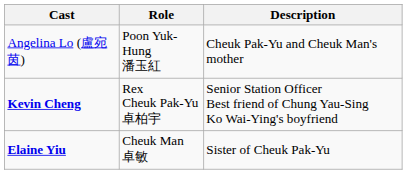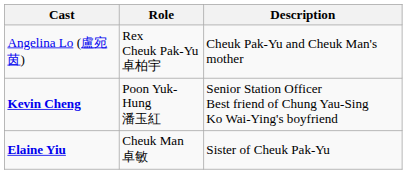(150, 50) Poon Yuk-Hung 潘玉紅 -> (160, 50) Rex Cheuk Pak-Yu 卓柏宇
(160, 103) Rex Cheuk Pak-Yu 卓柏宇 -> (150, 103) Poon Yuk-Hung 潘玉紅
